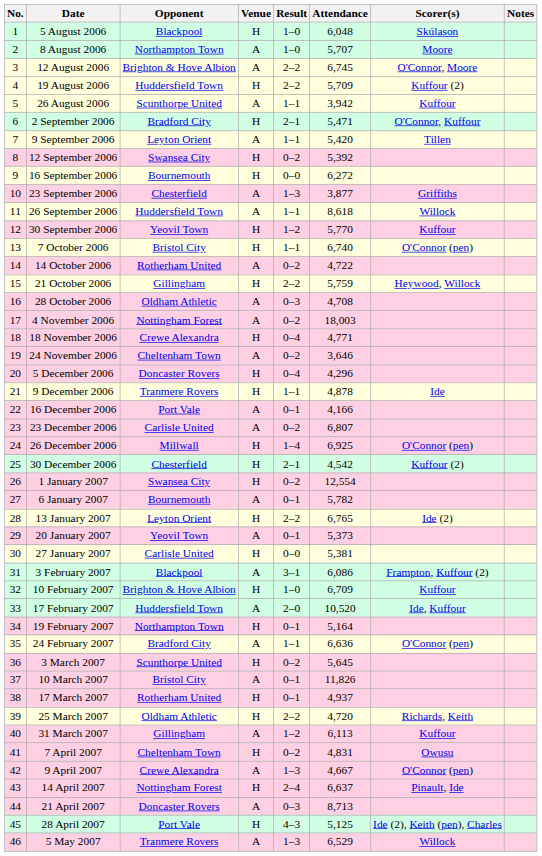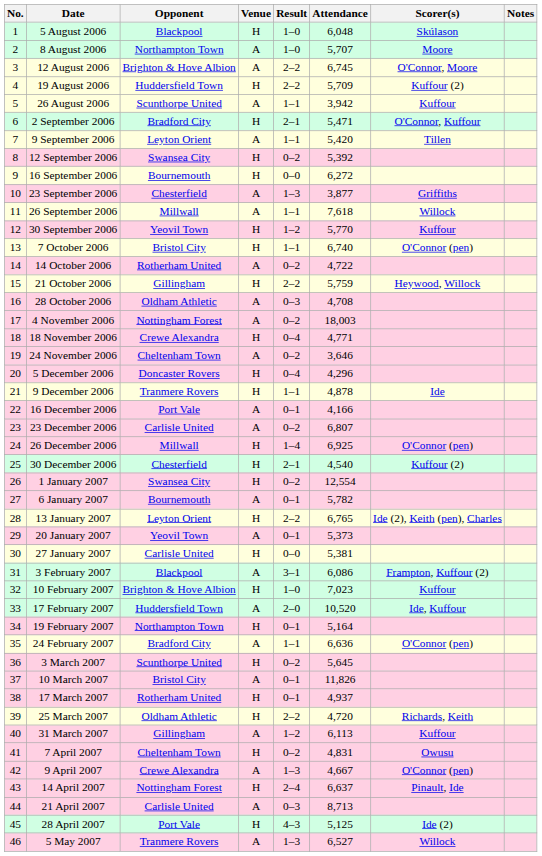(179, 211) Huddersfield Town -> (179, 211) Millwall
(340, 211) 8,618 -> (340, 211) 7,618
(340, 463) 4,542 -> (340, 463) 4,540
(437, 517) Ide (2) -> (437, 517) Ide (2), Keith (pen), Charles
(340, 590) 6,709 -> (340, 590) 7,023
(179, 806) Doncaster Rovers -> (179, 806) Carlisle United
(437, 824) Ide (2), Keith (pen), Charles -> (437, 824) Ide (2)
(340, 842) 6,529 -> (340, 842) 6,527
